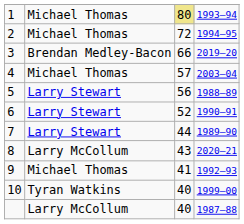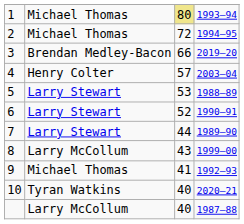(78, 73) Michael Thomas -> (71, 73) Henry Colter
(184, 92) 56 -> (184, 92) 53
(217, 151) 2020–21 -> (217, 151) 1999–00
(217, 190) 1999–00 -> (217, 190) 2020–21
